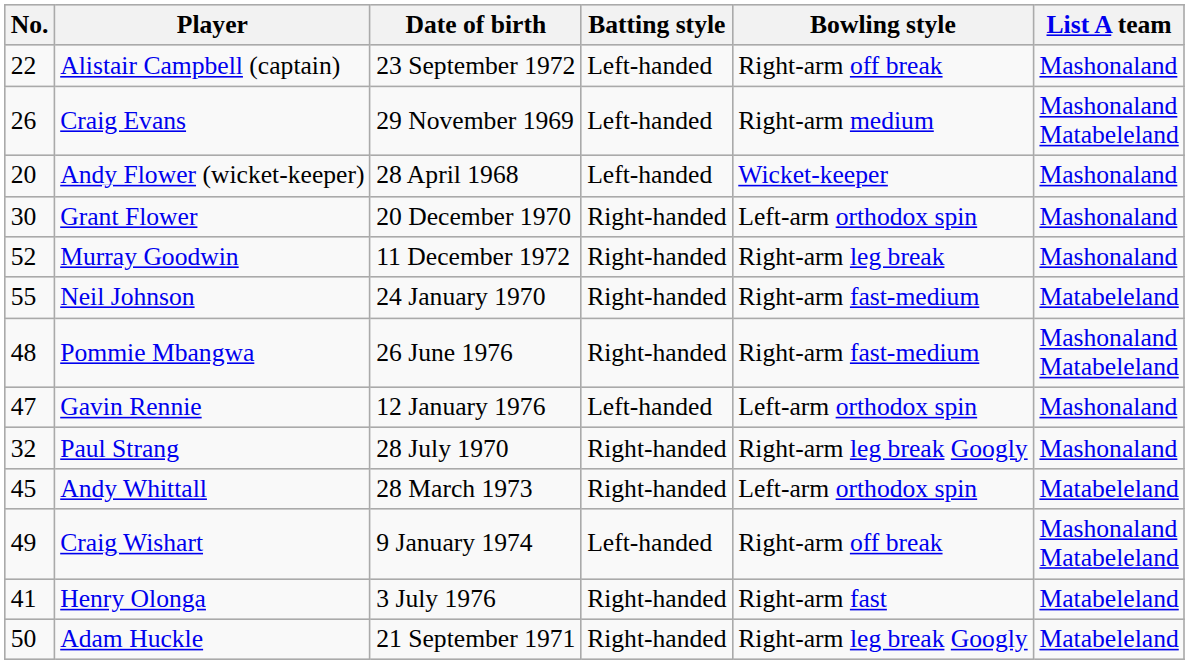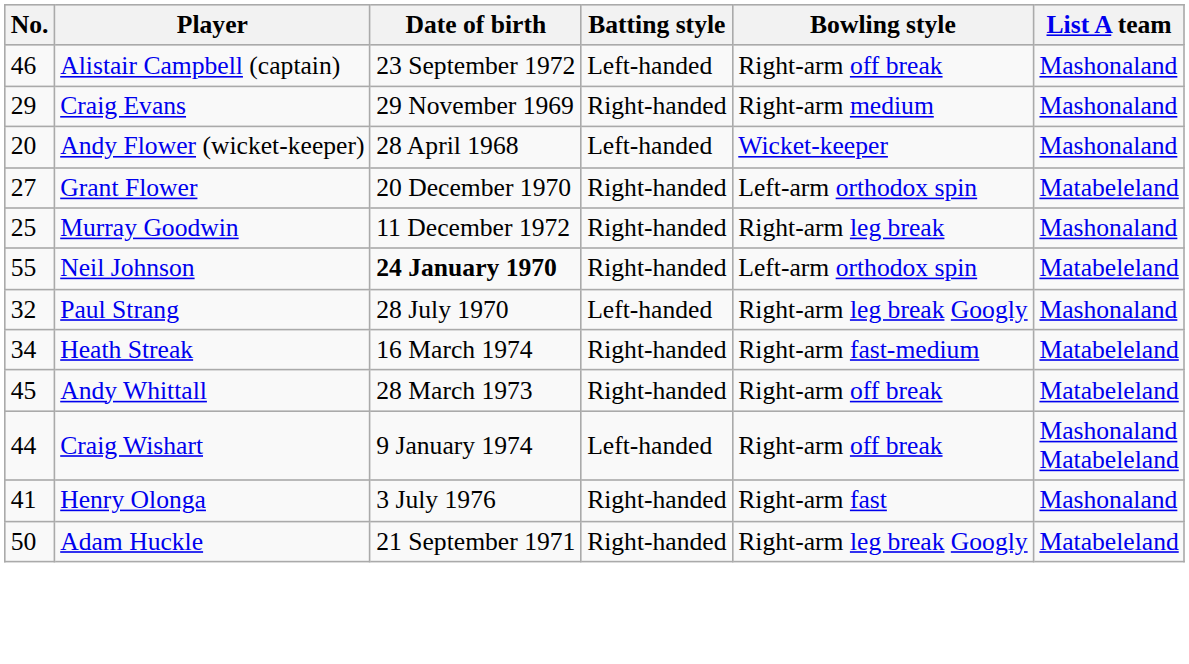(24, 65) 22 -> (24, 65) 46
(24, 120) 26 -> (24, 106) 29
(650, 120) Left-handed -> (657, 106) Right-handed
(1109, 120) Mashonaland Matabeleland -> (1108, 106) Mashonaland
(24, 216) 30 -> (24, 187) 27
(1108, 216) Mashonaland -> (1109, 187) Matabeleland
(24, 256) 52 -> (24, 227) 25
(461, 297) normal -> (467, 268) bold
(859, 297) Right-arm fast-medium -> (858, 268) Left-arm orthodox spin
- row: (157, 352)
- row: (131, 407)
(657, 447) Right-handed -> (650, 308) Left-handed
+ row: (127, 349)
(858, 488) Left-arm orthodox spin -> (840, 390) Right-arm off break
(24, 543) 49 -> (24, 445) 44
(1109, 598) Matabeleland -> (1108, 500) Mashonaland
